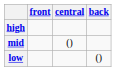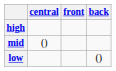columns swapped: (40, 12) <-> (70, 12)
